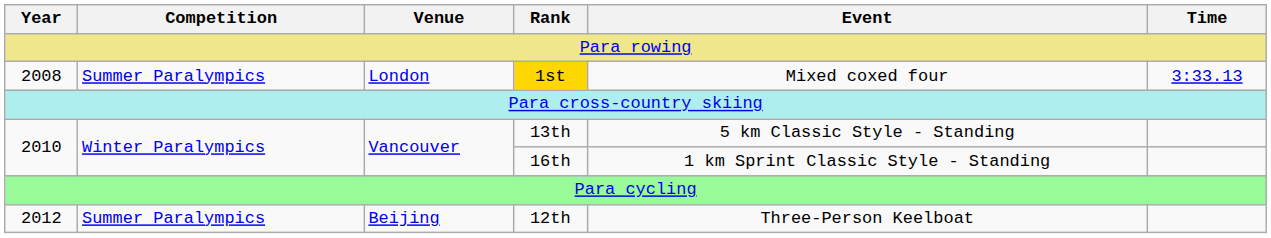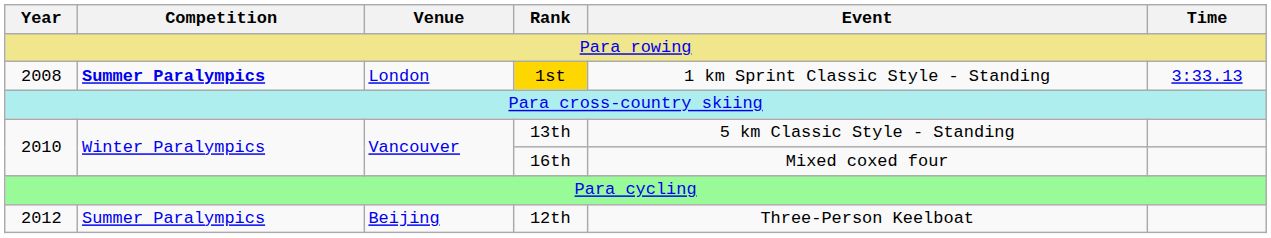(174, 76) normal -> (174, 76) bold
(867, 76) Mixed coxed four -> (867, 76) 1 km Sprint Classic Style - Standing
(867, 161) 1 km Sprint Classic Style - Standing -> (867, 161) Mixed coxed four
